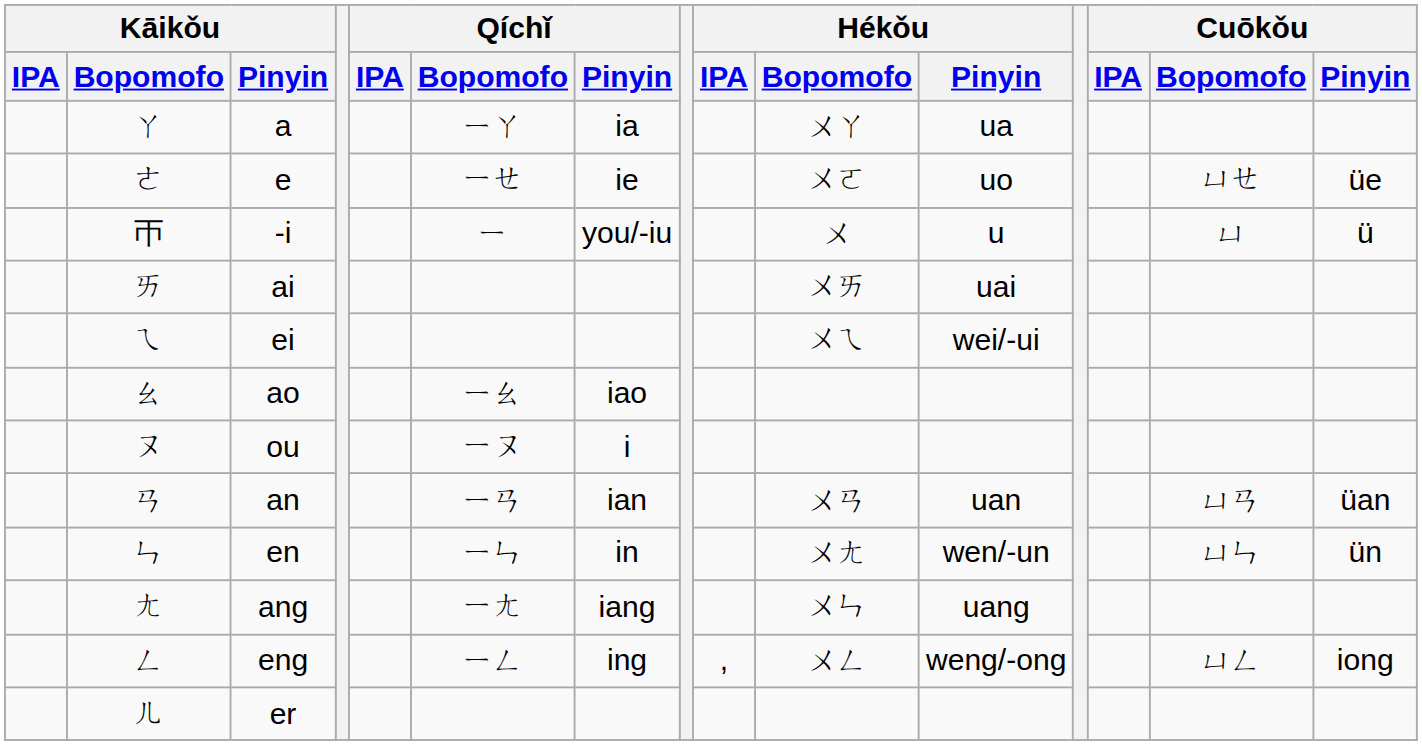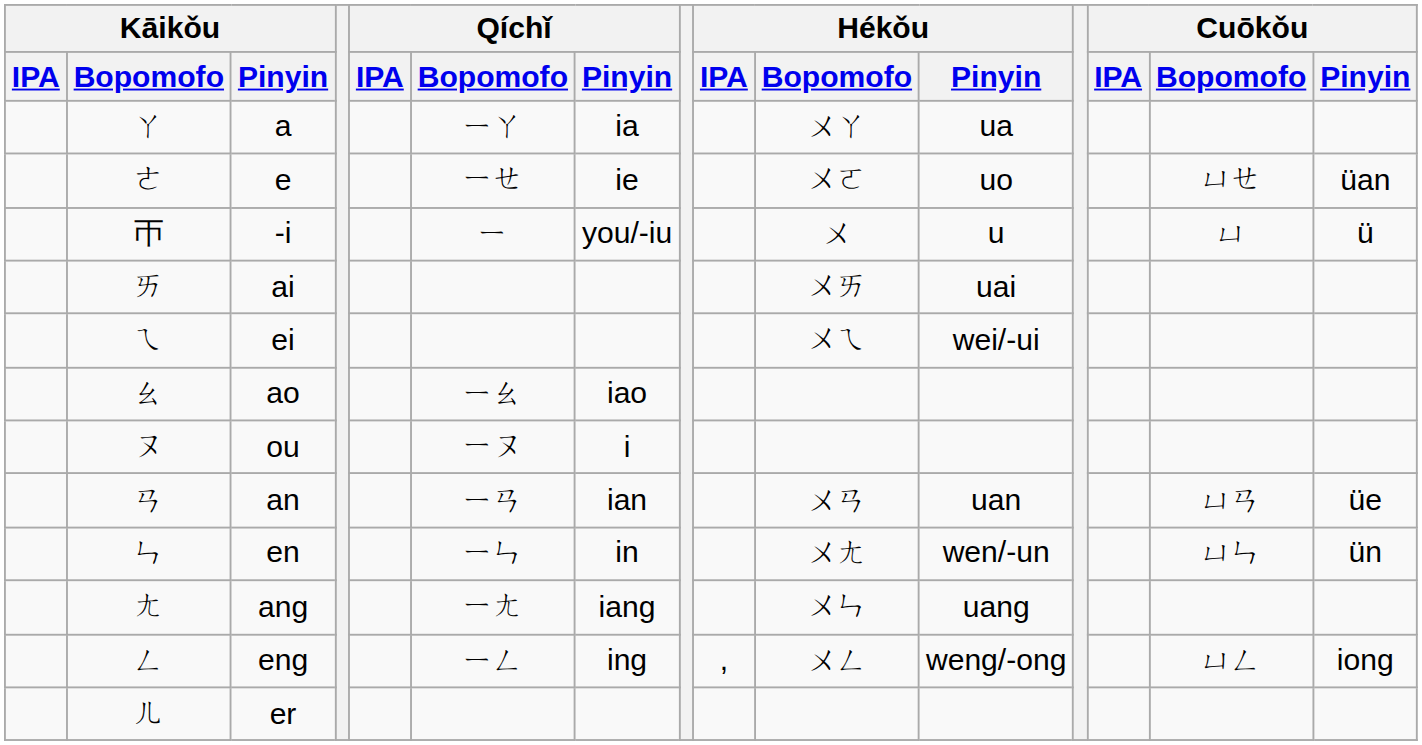(1365, 179) üe -> (1365, 179) üan
(1365, 499) üan -> (1365, 499) üe
